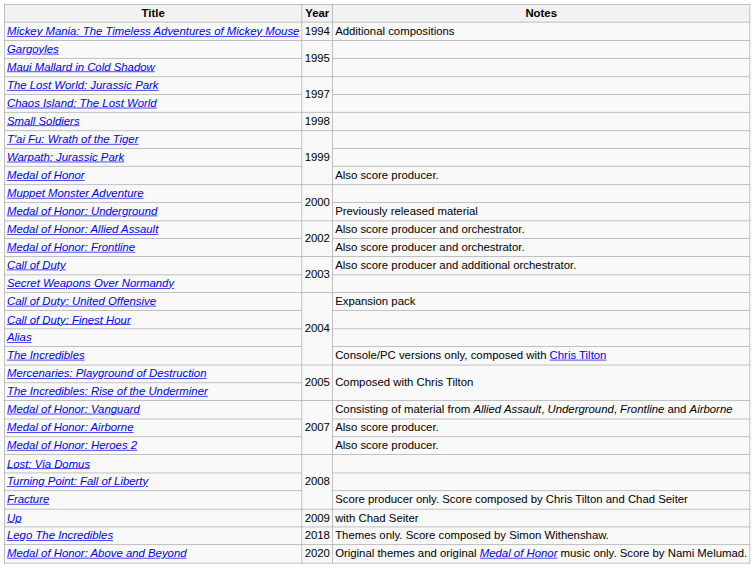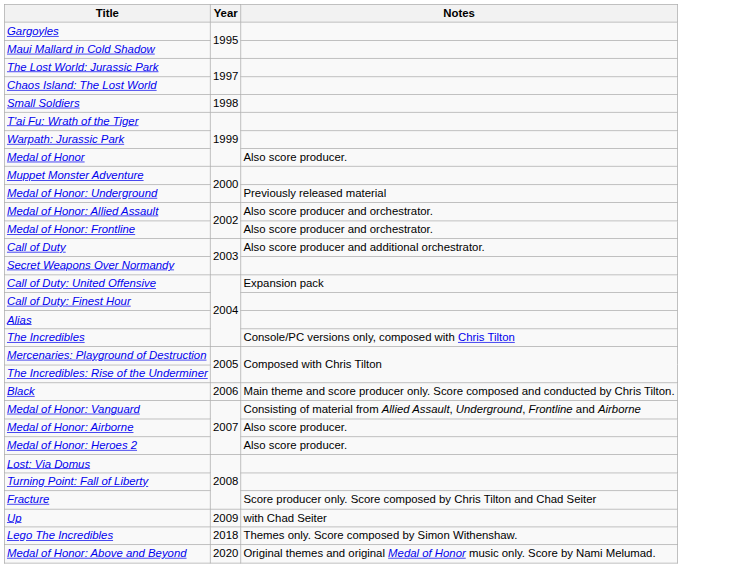- row: (153, 31)
+ row: (21, 391)
